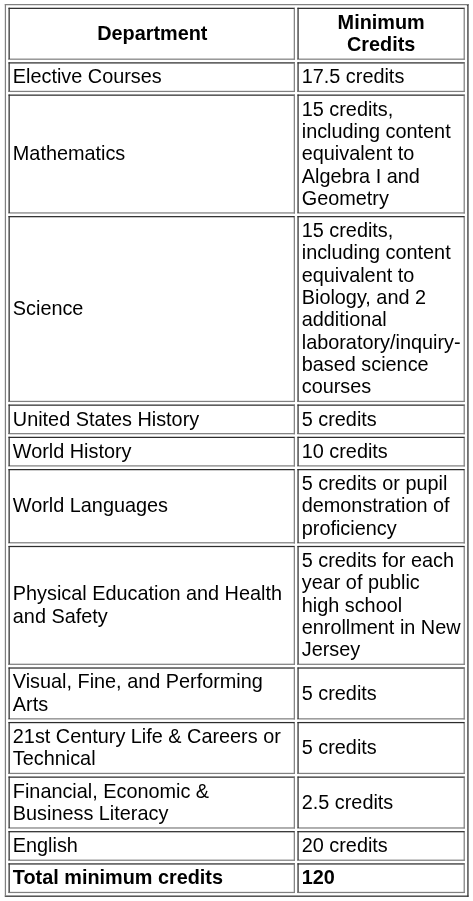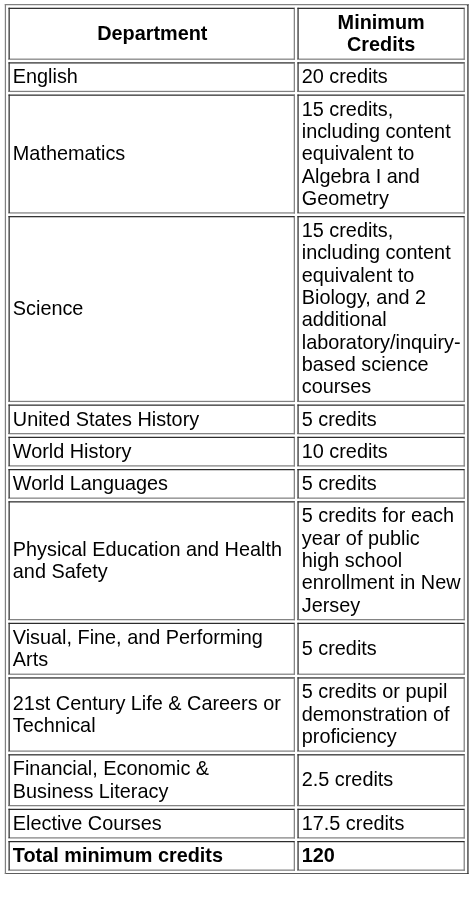rows swapped: (45, 845) <-> (87, 77)
(376, 506) 5 credits or pupil demonstration of proficiency -> (339, 483) 5 credits
(339, 747) 5 credits -> (376, 714) 5 credits or pupil demonstration of proficiency
